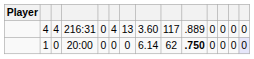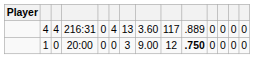(127, 45) 0 -> (127, 45) 3
(148, 45) 6.14 -> (148, 45) 9.00
(171, 45) 62 -> (171, 45) 12
(244, 45) lavender background -> (244, 45) no background
